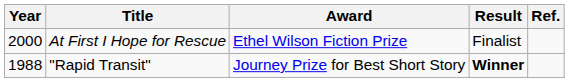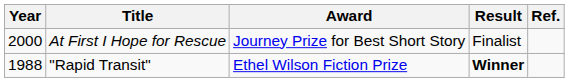(320, 41) Ethel Wilson Fiction Prize -> (349, 41) Journey Prize for Best Short Story
(349, 65) Journey Prize for Best Short Story -> (320, 65) Ethel Wilson Fiction Prize
